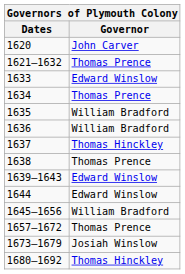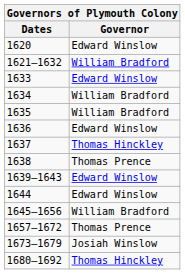(105, 46) John Carver -> (114, 46) Edward Winslow
(111, 62) Thomas Prence -> (120, 62) William Bradford
(111, 95) Thomas Prence -> (120, 95) William Bradford
(120, 128) William Bradford -> (114, 128) Edward Winslow
